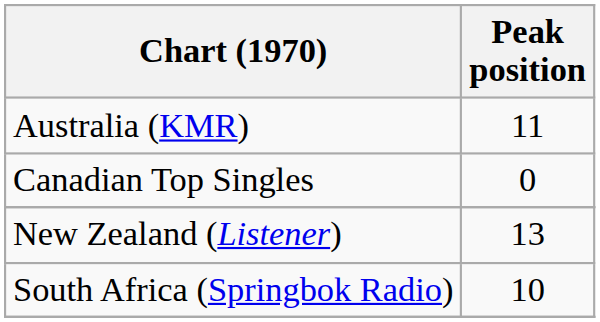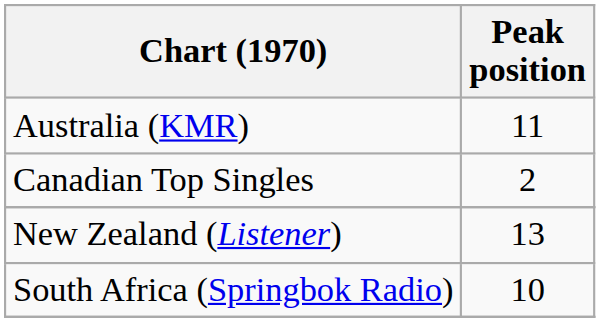(528, 179) 0 -> (528, 179) 2
